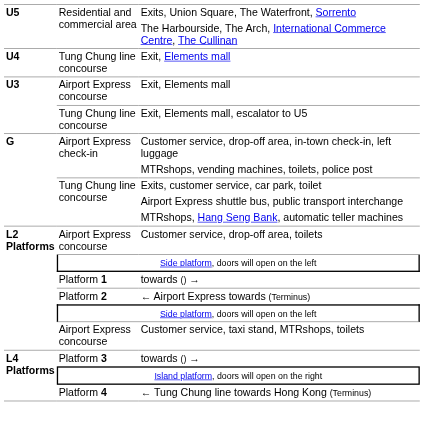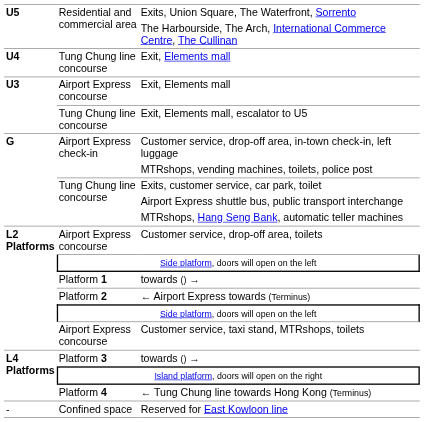+ row: (95, 409)
